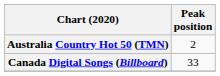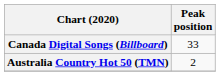rows swapped: (88, 44) <-> (88, 62)
